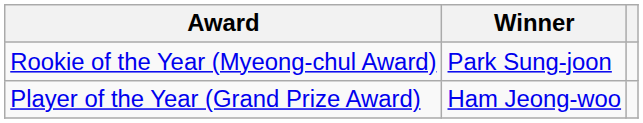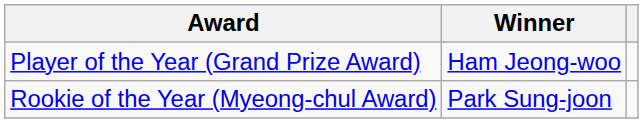rows swapped: (215, 99) <-> (223, 61)
